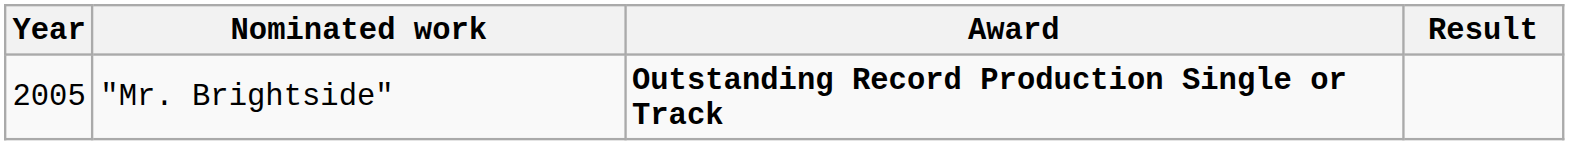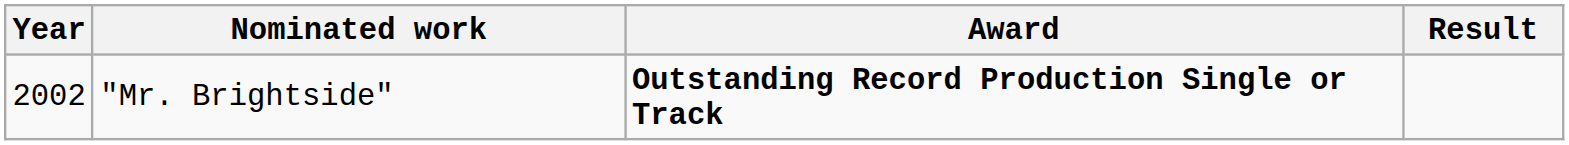(49, 97) 2005 -> (49, 97) 2002
